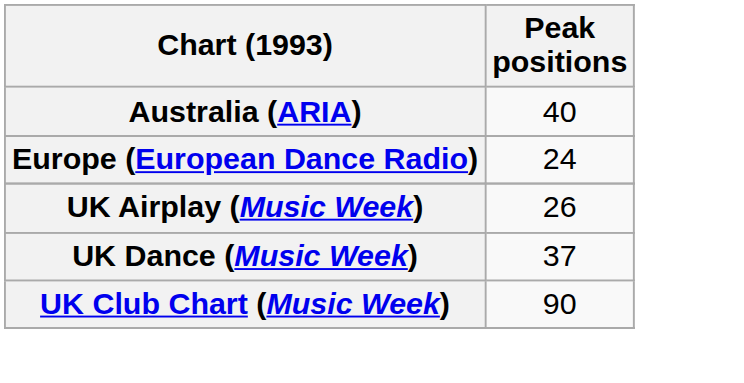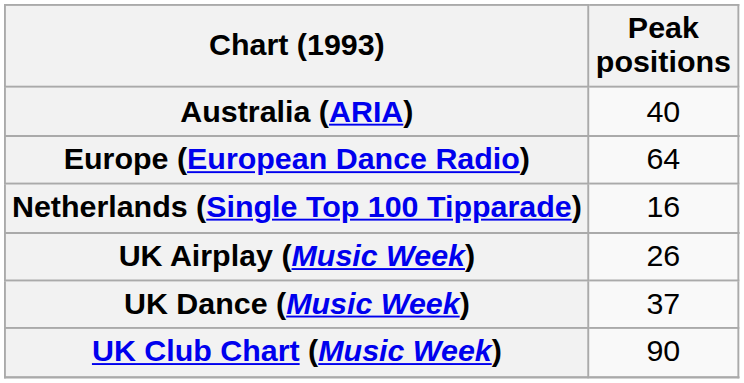(560, 159) 24 -> (663, 159) 64
+ row: (297, 207)
